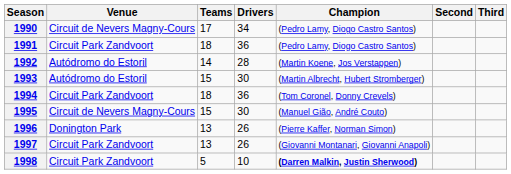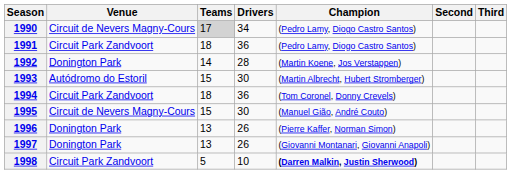(206, 29) no background -> (206, 29) lightgrey background
(98, 62) Autódromo do Estoril -> (85, 62) Donington Park
(101, 144) Circuit Park Zandvoort -> (85, 144) Donington Park
